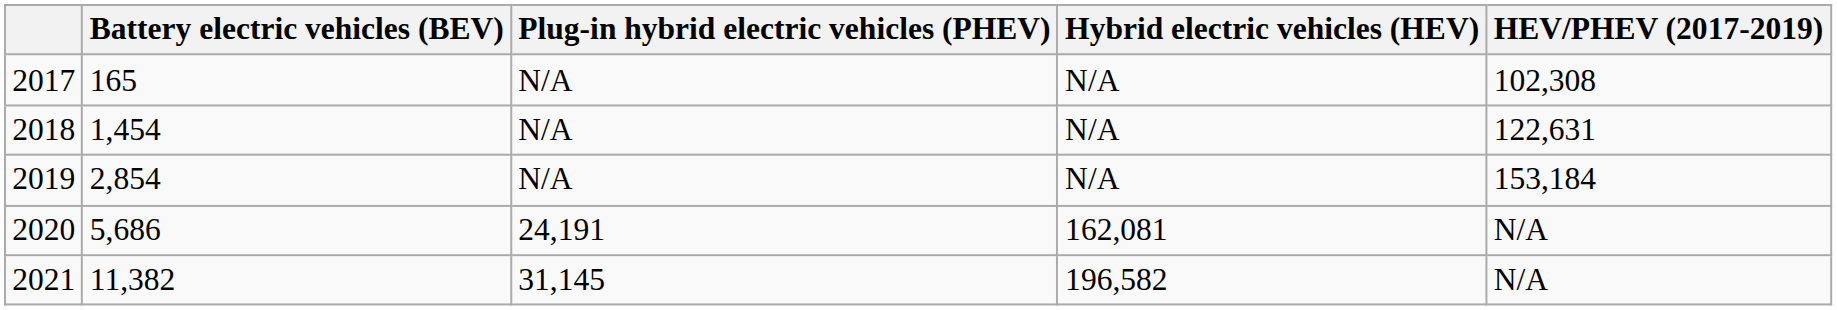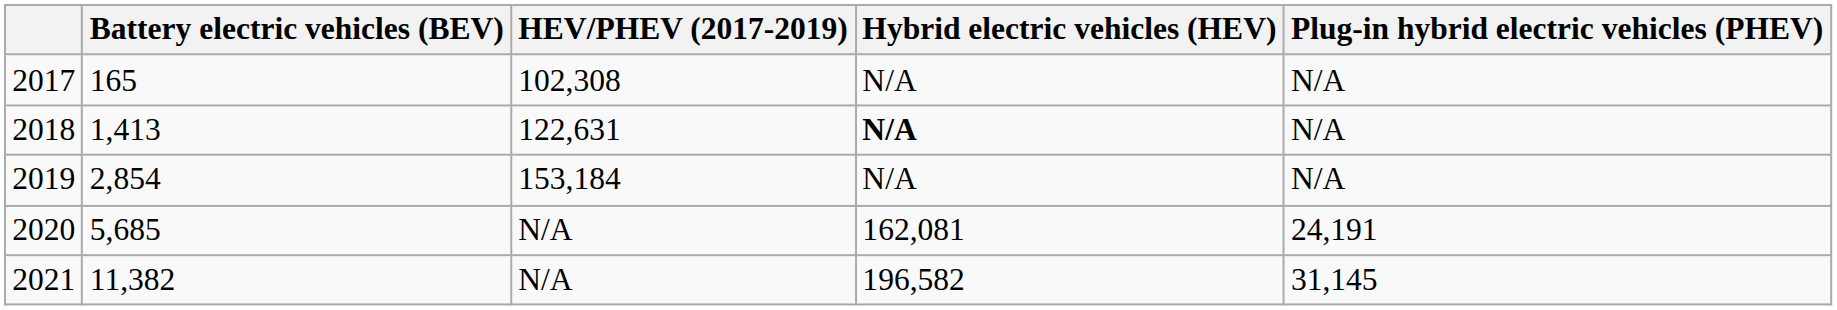columns swapped: (784, 29) <-> (1658, 29)
(125, 129) 1,454 -> (125, 129) 1,413
(1092, 129) normal -> (890, 129) bold
(125, 229) 5,686 -> (125, 229) 5,685
